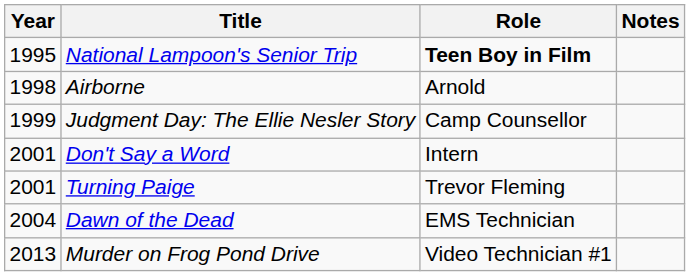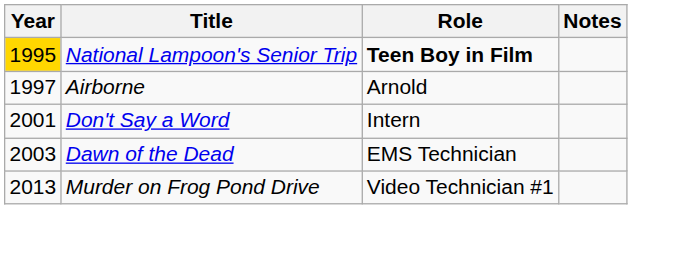(33, 54) no background -> (33, 54) gold background
(33, 87) 1998 -> (33, 87) 1997
- row: (241, 120)
- row: (130, 187)
(33, 220) 2004 -> (33, 154) 2003
